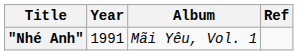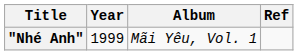(107, 39) 1991 -> (107, 39) 1999
